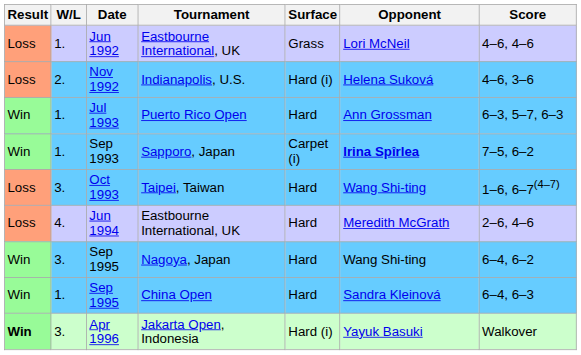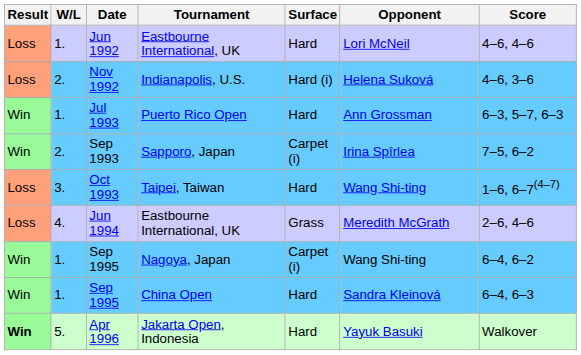(306, 43) Grass -> (303, 43) Hard
(60, 151) 1. -> (60, 151) 2.
(381, 151) bold -> (379, 151) normal
(303, 223) Hard -> (306, 223) Grass
(60, 259) 3. -> (60, 259) 1.
(303, 259) Hard -> (308, 259) Carpet (i)
(60, 331) 3. -> (60, 331) 5.
(310, 331) Hard (i) -> (303, 331) Hard
